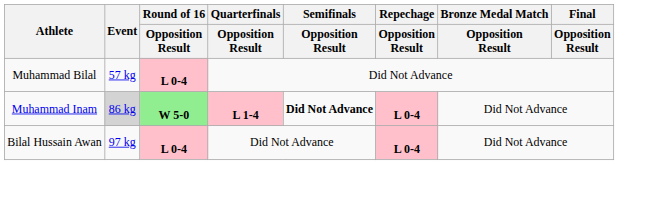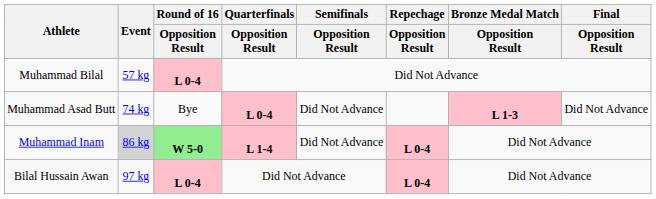+ row: (61, 109)
(329, 109) bold -> (342, 142) normal
